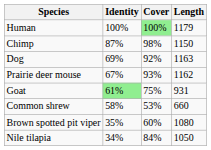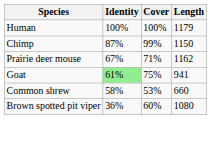(155, 28) lightgreen background -> (155, 28) no background
(152, 43) 98% -> (152, 43) 99%
- row: (15, 59)
(152, 75) 93% -> (152, 59) 71%
(181, 91) 931 -> (181, 75) 941
(114, 122) 35% -> (114, 106) 36%
- row: (29, 138)
